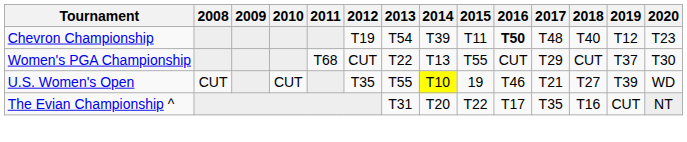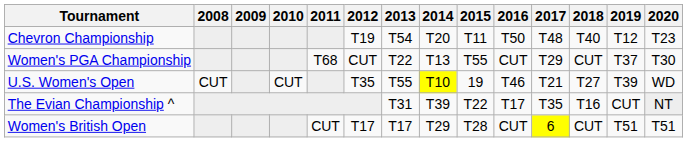(438, 38) T39 -> (438, 38) T20
(513, 38) bold -> (513, 38) normal
(438, 104) T20 -> (438, 104) T39
+ row: (77, 126)
